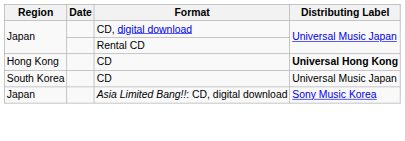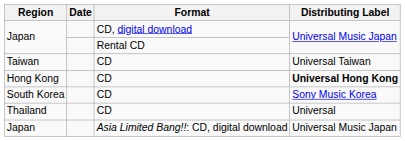+ row: (23, 62)
(345, 78) Universal Music Japan -> (334, 95) Sony Music Korea
+ row: (27, 111)
(334, 95) Sony Music Korea -> (345, 128) Universal Music Japan
